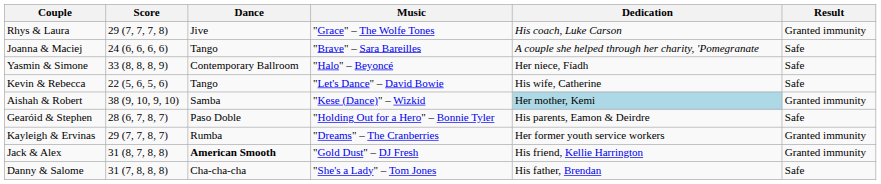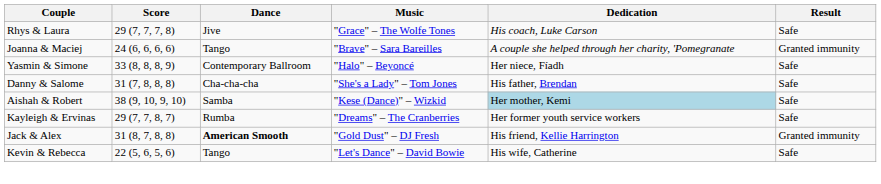(825, 30) Granted immunity -> (788, 30) Safe
(795, 48) Safe -> (819, 48) Granted immunity
rows swapped: (46, 83) <-> (45, 170)
(825, 100) Granted immunity -> (788, 100) Safe
- row: (50, 118)
(825, 135) Granted immunity -> (788, 118) Safe
